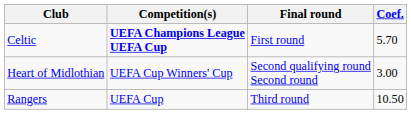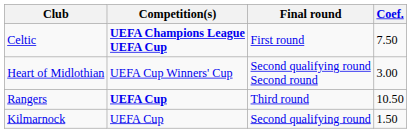(387, 40) 5.70 -> (387, 40) 7.50
(137, 99) normal -> (138, 99) bold
+ row: (36, 118)
